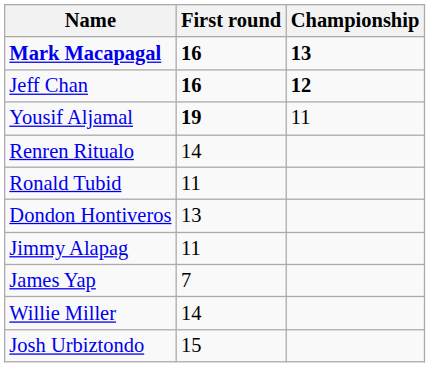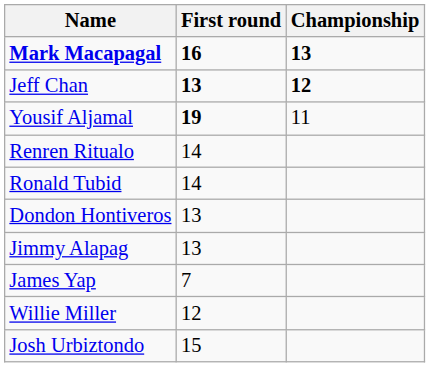(191, 85) 16 -> (191, 85) 13
(191, 183) 11 -> (191, 183) 14
(191, 248) 11 -> (191, 248) 13
(191, 313) 14 -> (191, 313) 12
